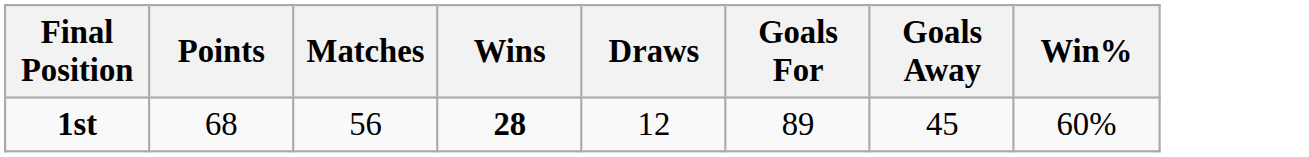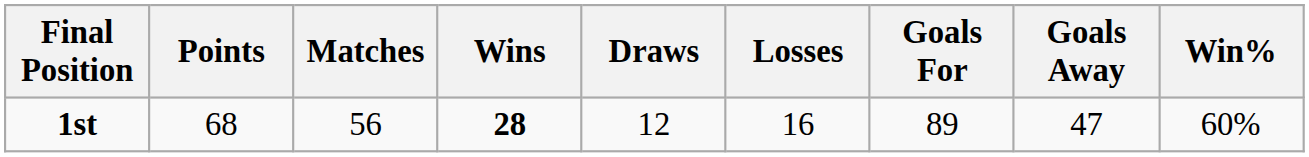+ column: (798, 50)
(942, 124) 45 -> (1086, 124) 47
